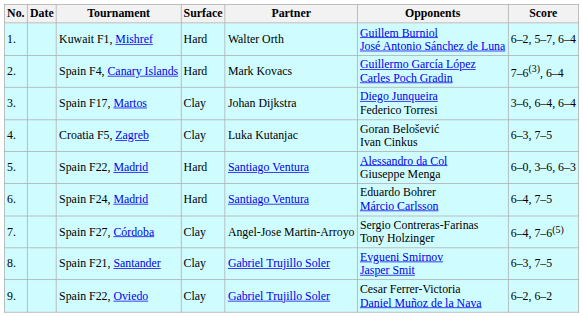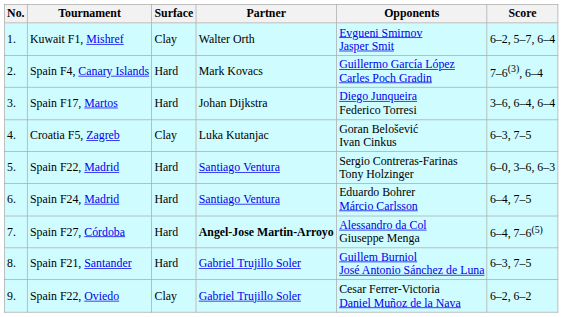- column: (42, 13)
(195, 39) Hard -> (166, 39) Clay
(433, 39) Guillem Burniol José Antonio Sánchez de Luna -> (381, 39) Evgueni Smirnov Jasper Smit
(195, 103) Clay -> (166, 103) Hard
(404, 167) Alessandro da Col Giuseppe Menga -> (398, 167) Sergio Contreras-Farinas Tony Holzinger
(195, 231) Clay -> (166, 231) Hard
(291, 231) normal -> (266, 231) bold
(419, 231) Sergio Contreras-Farinas Tony Holzinger -> (383, 231) Alessandro da Col Giuseppe Menga
(195, 264) Clay -> (166, 264) Hard
(402, 264) Evgueni Smirnov Jasper Smit -> (412, 264) Guillem Burniol José Antonio Sánchez de Luna
